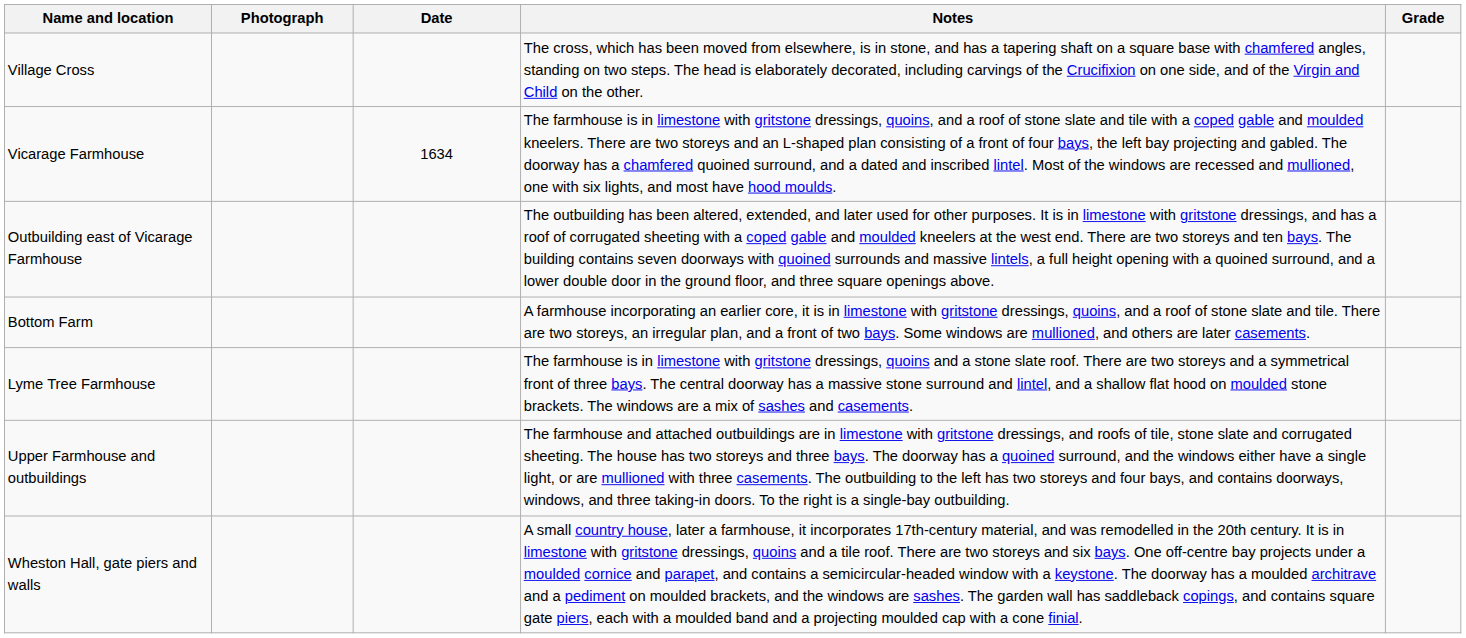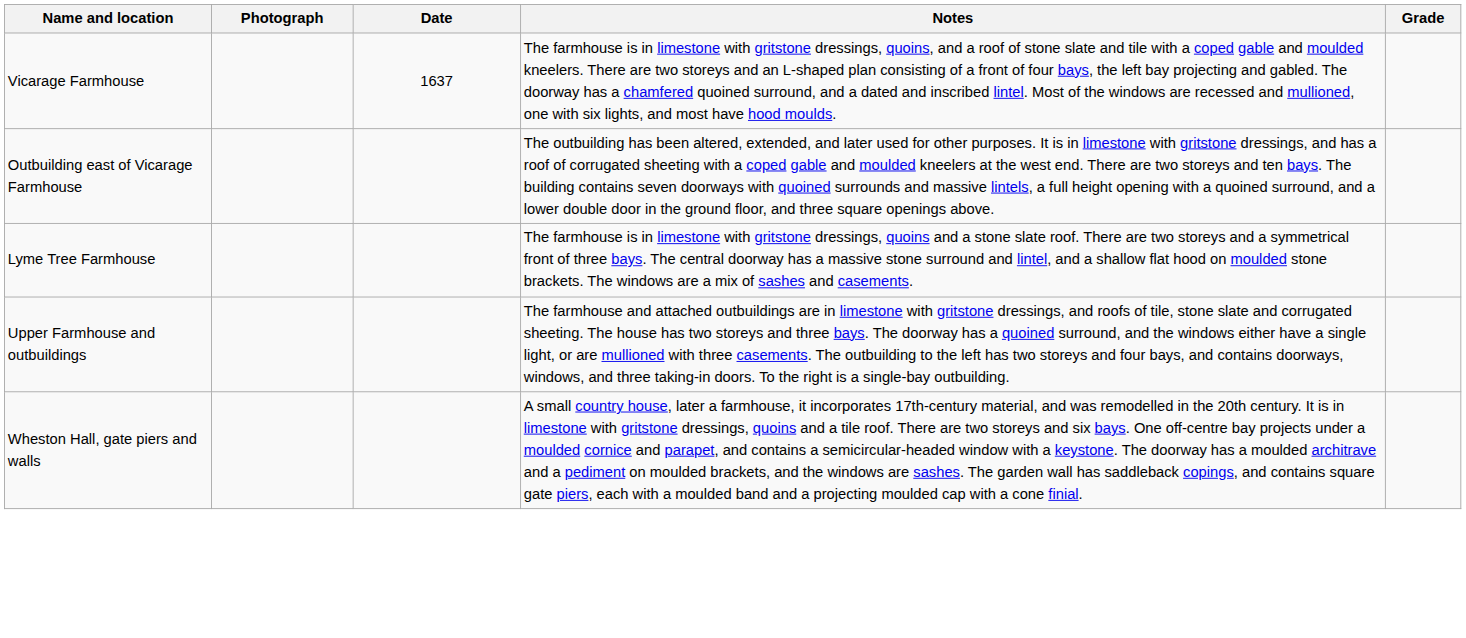- row: (51, 69)
(437, 153) 1634 -> (437, 80) 1637
- row: (50, 322)
